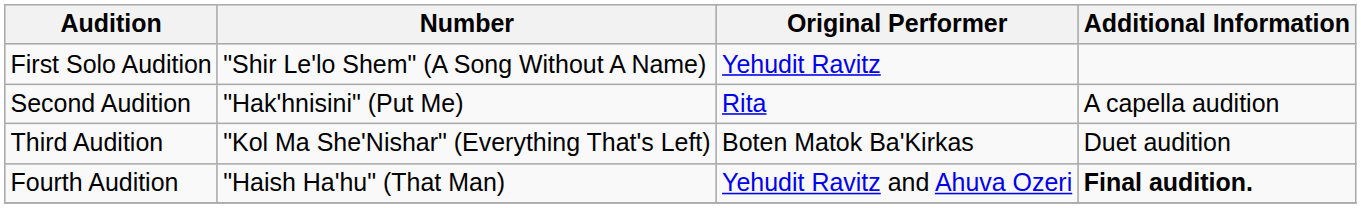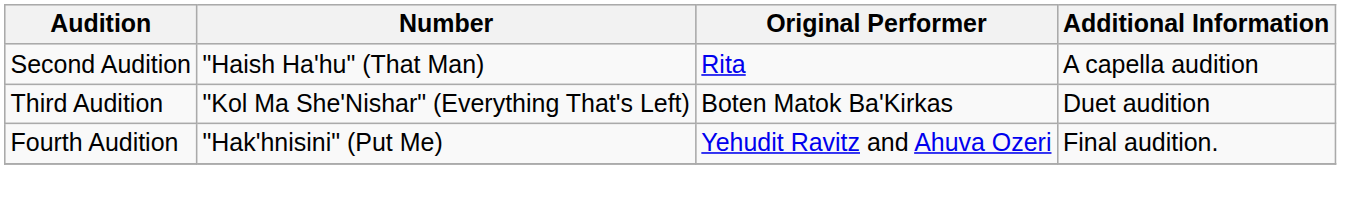- row: (111, 63)
(343, 103) "Hak'hnisini" (Put Me) -> (343, 63) "Haish Ha'hu" (That Man)
(364, 182) "Haish Ha'hu" (That Man) -> (323, 143) "Hak'hnisini" (Put Me)
(1168, 182) bold -> (1141, 143) normal
